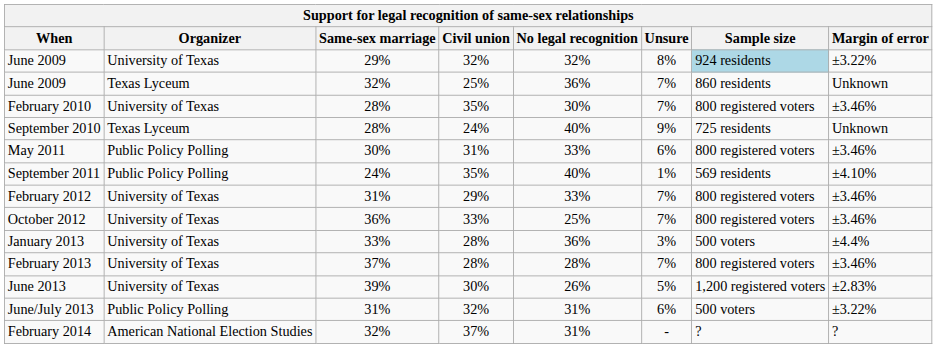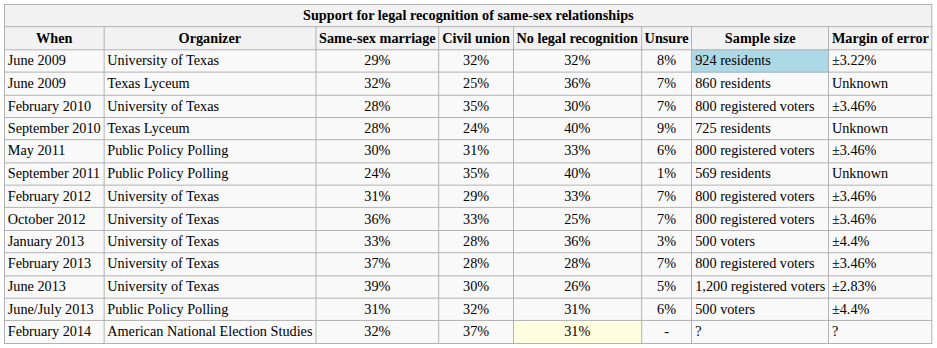(854, 173) ±4.10% -> (860, 173) Unknown
(854, 309) ±3.22% -> (851, 309) ±4.4%
(577, 331) no background -> (577, 331) lightyellow background
